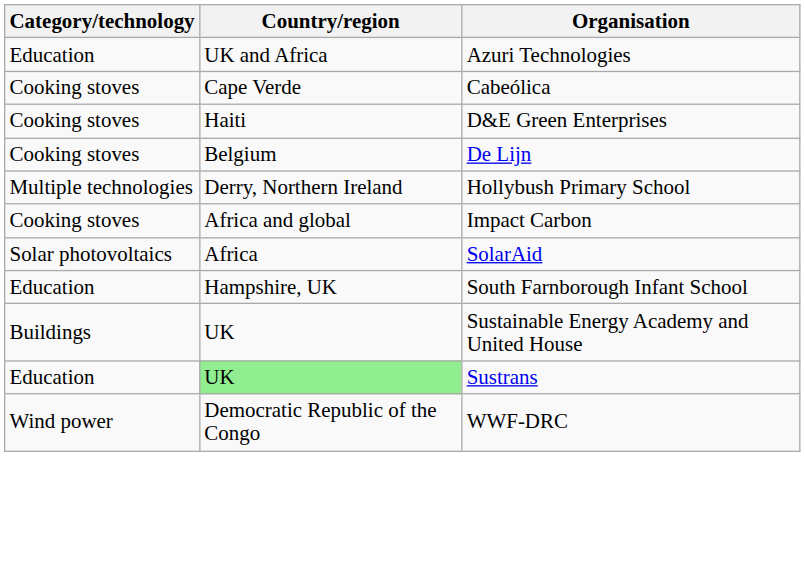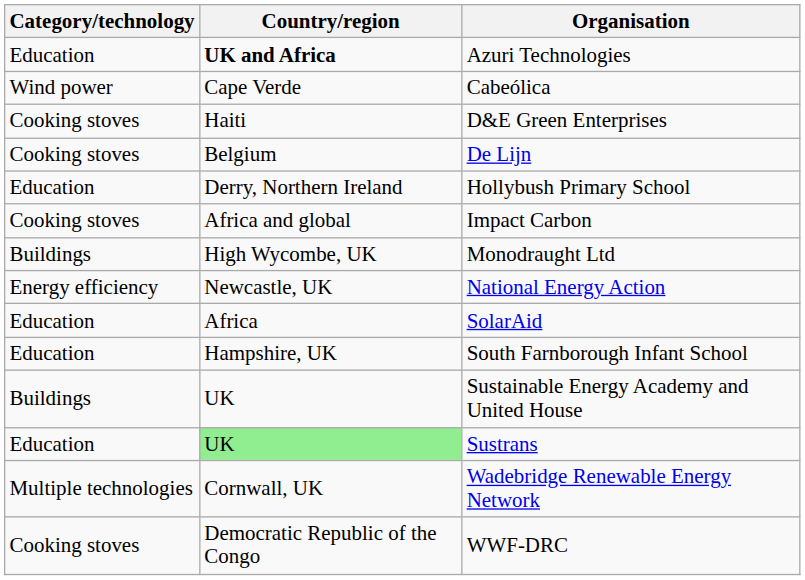(266, 54) normal -> (270, 54) bold
(74, 87) Cooking stoves -> (61, 87) Wind power
(101, 187) Multiple technologies -> (52, 187) Education
+ row: (541, 253)
+ row: (566, 287)
(91, 253) Solar photovoltaics -> (52, 320) Education
+ row: (599, 488)
(61, 422) Wind power -> (74, 545) Cooking stoves
